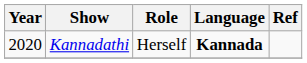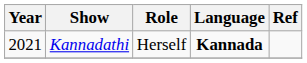(25, 44) 2020 -> (25, 44) 2021
